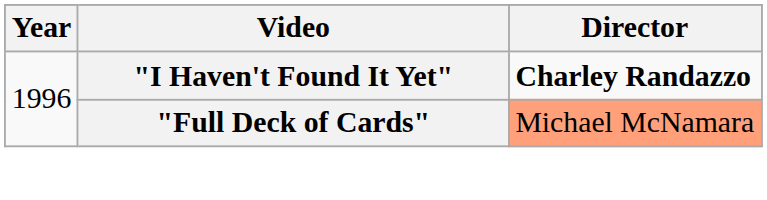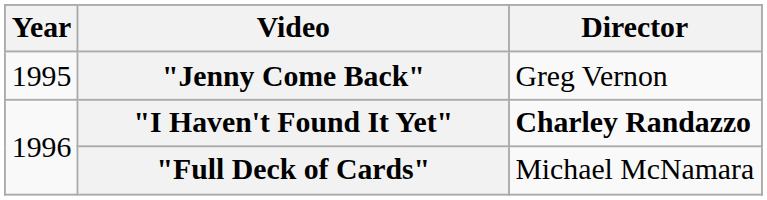+ row: (293, 75)
(635, 122) lightsalmon background -> (635, 169) no background
